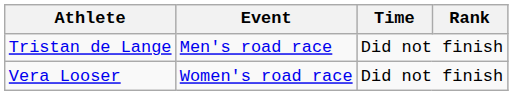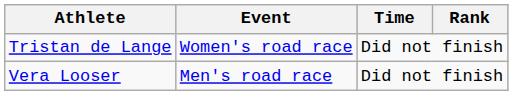(256, 47) Men's road race -> (266, 47) Women's road race
(266, 76) Women's road race -> (256, 76) Men's road race
